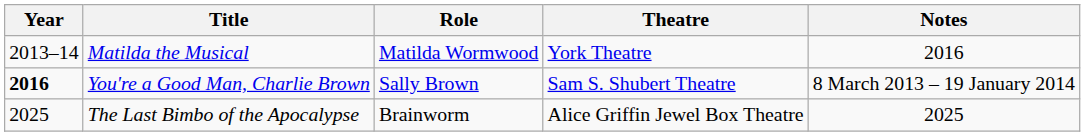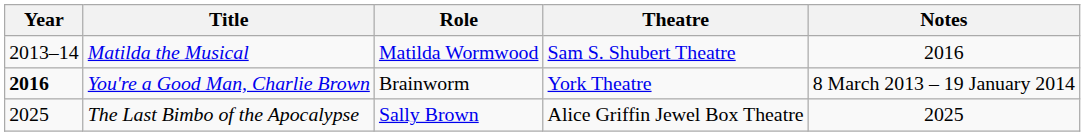(600, 51) York Theatre -> (642, 51) Sam S. Shubert Theatre
(429, 83) Sally Brown -> (424, 83) Brainworm
(642, 83) Sam S. Shubert Theatre -> (600, 83) York Theatre
(424, 114) Brainworm -> (429, 114) Sally Brown
